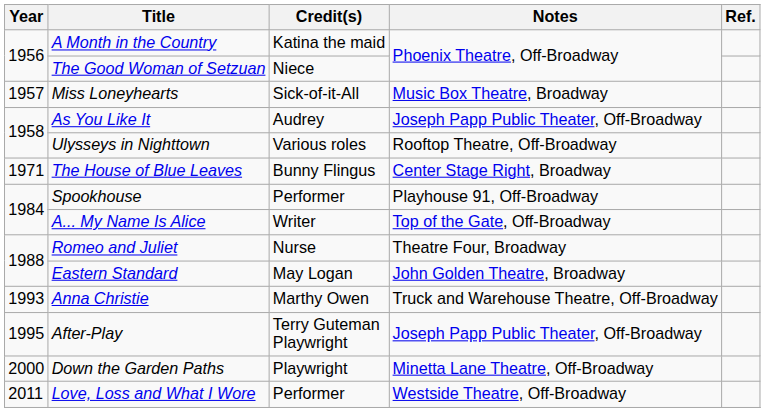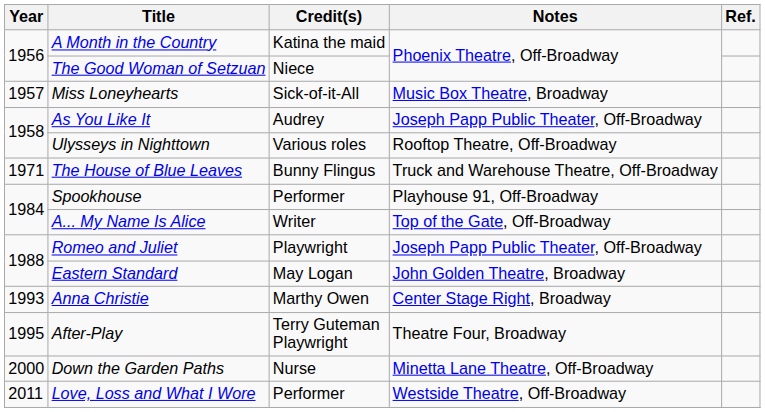(502, 171) Center Stage Right, Broadway -> (555, 171) Truck and Warehouse Theatre, Off-Broadway
(294, 247) Nurse -> (310, 247) Playwright
(479, 247) Theatre Four, Broadway -> (547, 247) Joseph Papp Public Theater, Off-Broadway
(555, 299) Truck and Warehouse Theatre, Off-Broadway -> (502, 299) Center Stage Right, Broadway
(547, 333) Joseph Papp Public Theater, Off-Broadway -> (479, 333) Theatre Four, Broadway
(310, 368) Playwright -> (294, 368) Nurse
